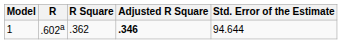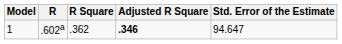(228, 29) 94.644 -> (228, 29) 94.647
